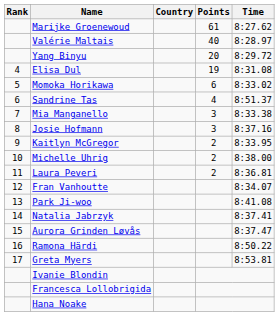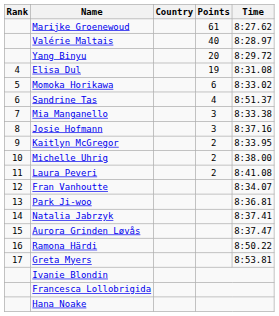(253, 172) 8:36.81 -> (253, 172) 8:41.08
(253, 202) 8:41.08 -> (253, 202) 8:36.81
